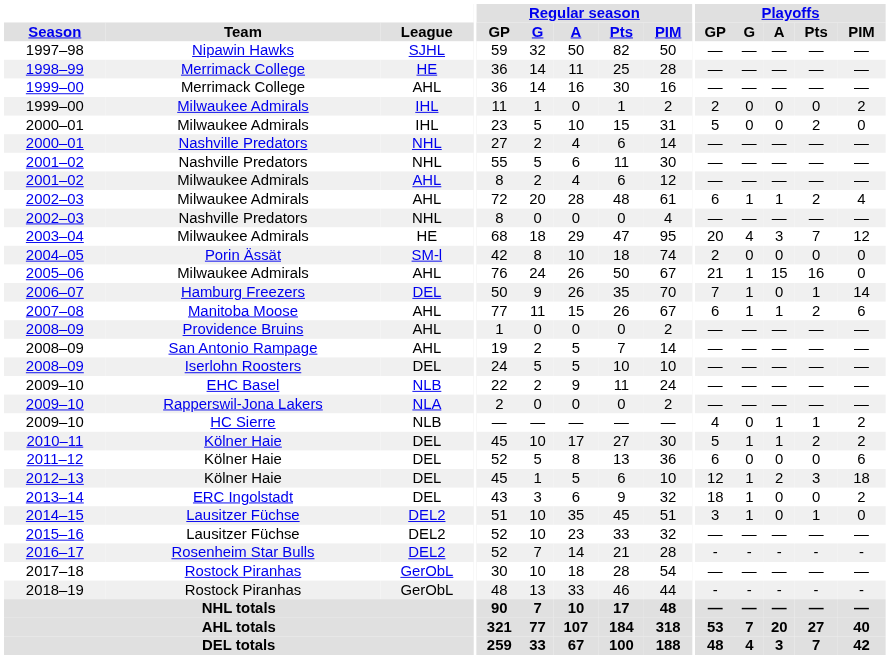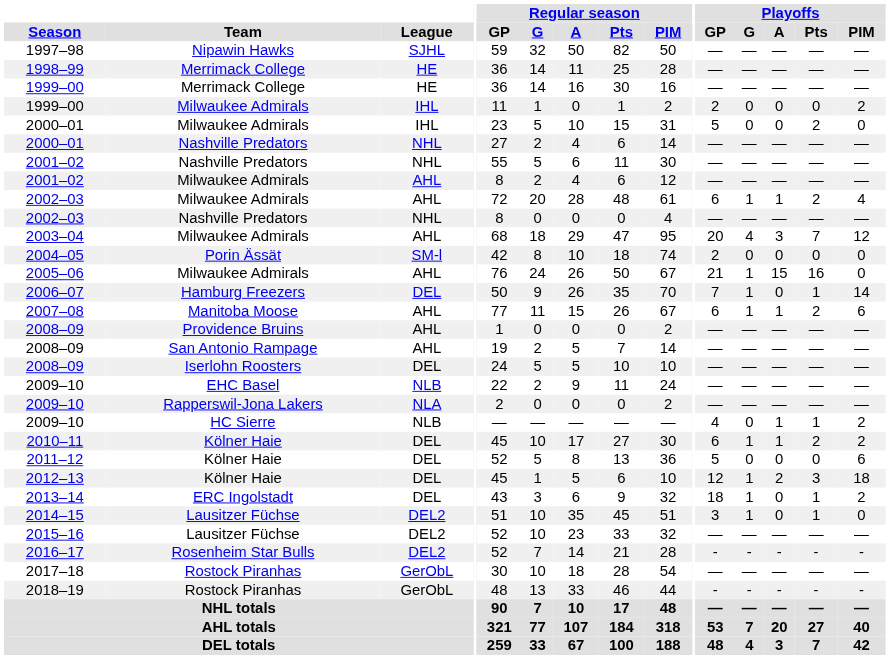(427, 87) AHL -> (427, 87) HE
(427, 236) HE -> (427, 236) AHL
(715, 441) 5 -> (715, 441) 6
(715, 459) 6 -> (715, 459) 5
(816, 496) 0 -> (816, 496) 1
